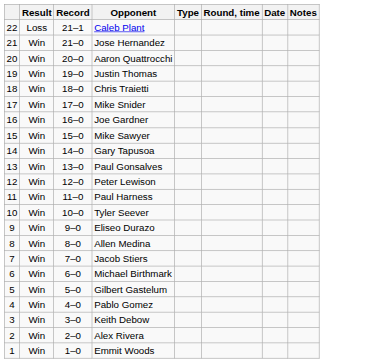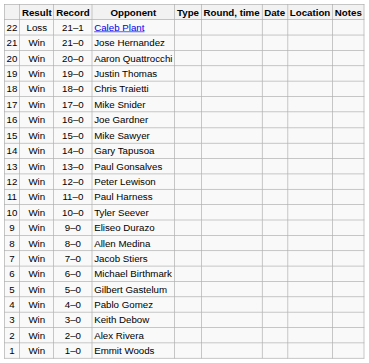+ column: (310, 12)
